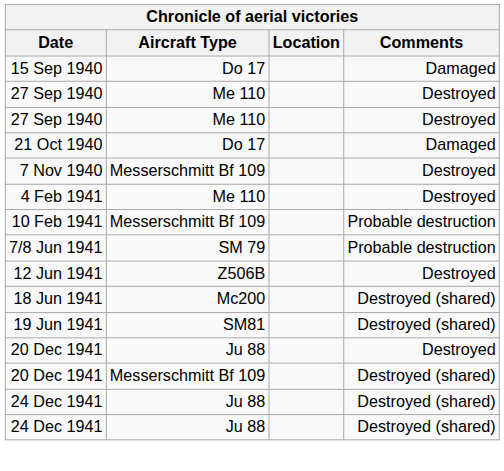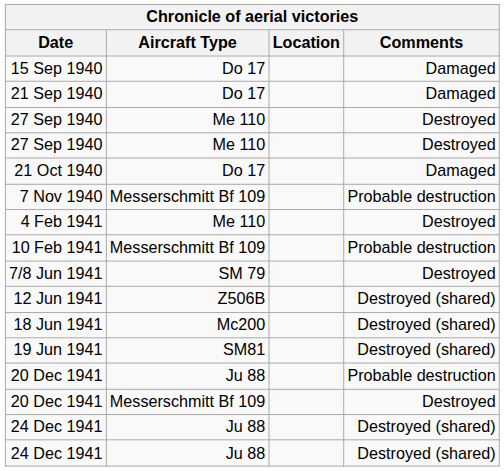+ row: (57, 94)
(459, 171) Destroyed -> (422, 196) Probable destruction
(422, 247) Probable destruction -> (459, 273) Destroyed
(459, 273) Destroyed -> (427, 299) Destroyed (shared)
(459, 350) Destroyed -> (422, 376) Probable destruction
(427, 376) Destroyed (shared) -> (459, 401) Destroyed
